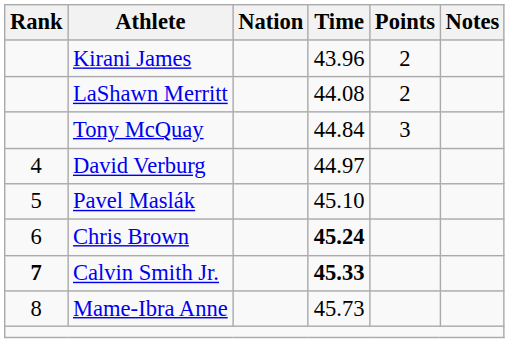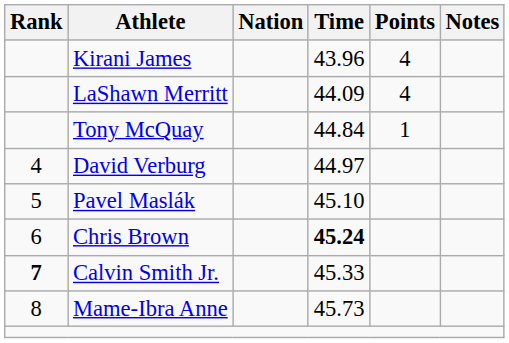(405, 58) 2 -> (405, 58) 4
(339, 93) 44.08 -> (339, 93) 44.09
(405, 93) 2 -> (405, 93) 4
(405, 129) 3 -> (405, 129) 1
(339, 272) bold -> (339, 272) normal
